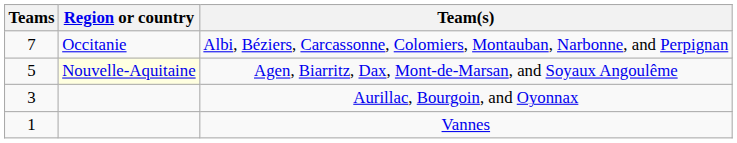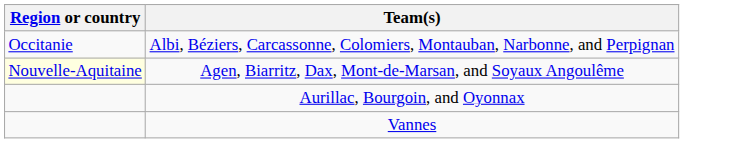- column: (31, 17)
